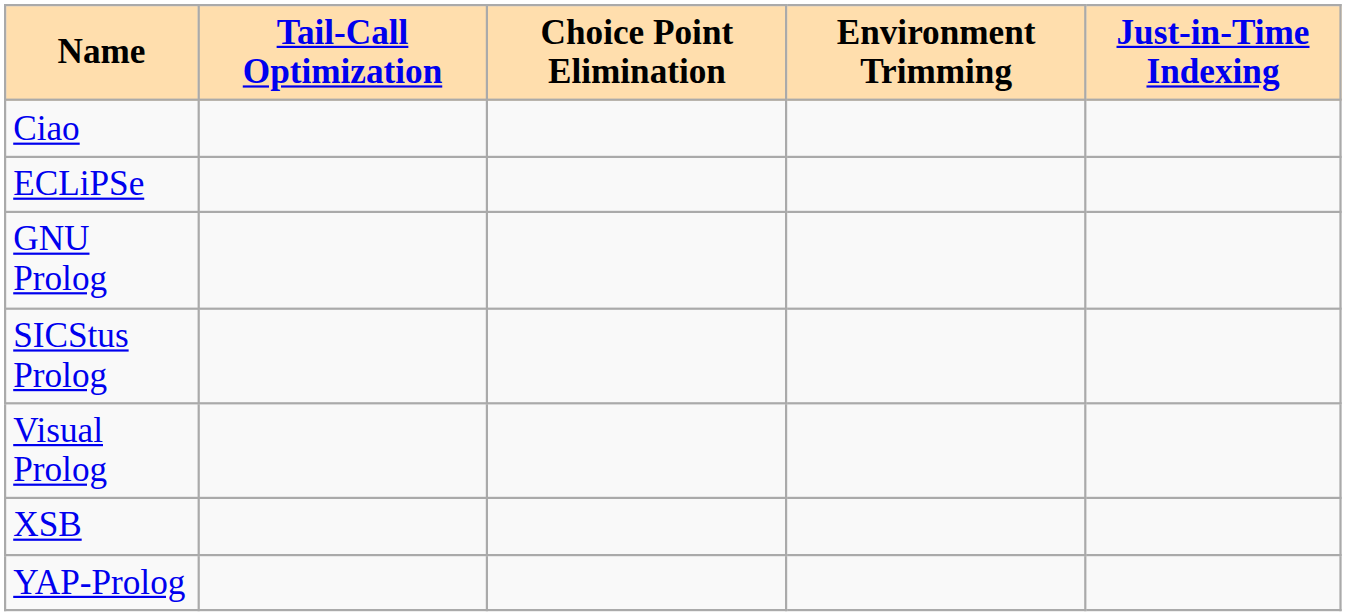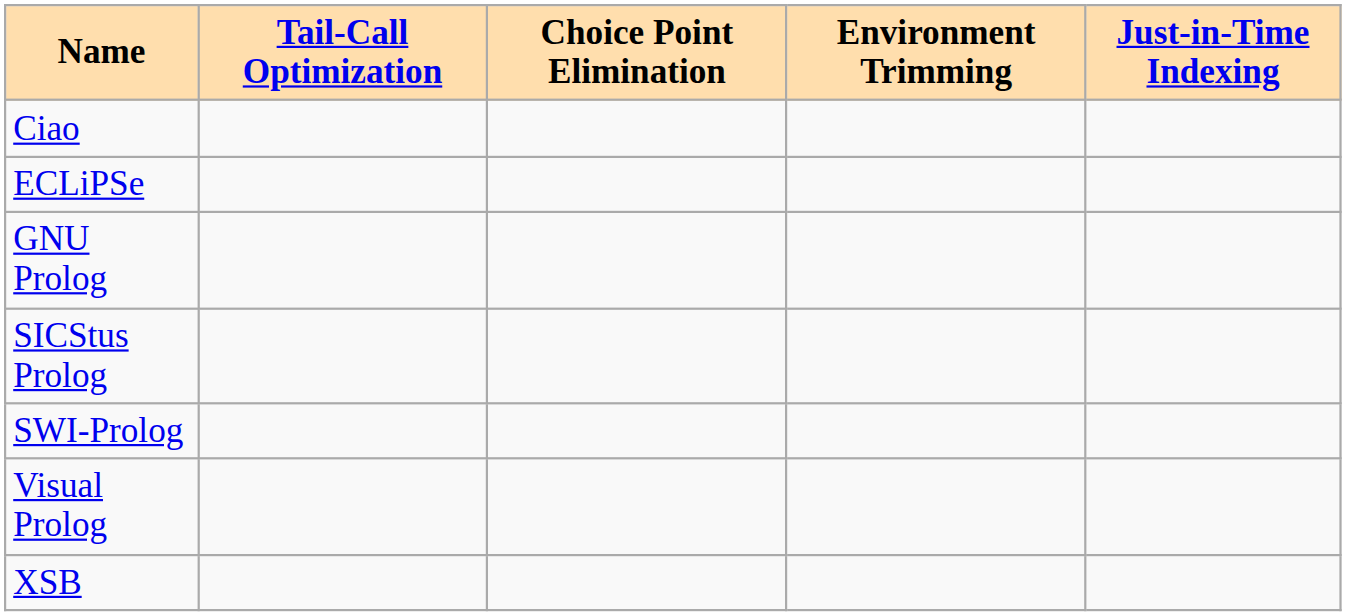+ row: (98, 430)
- row: (99, 581)
